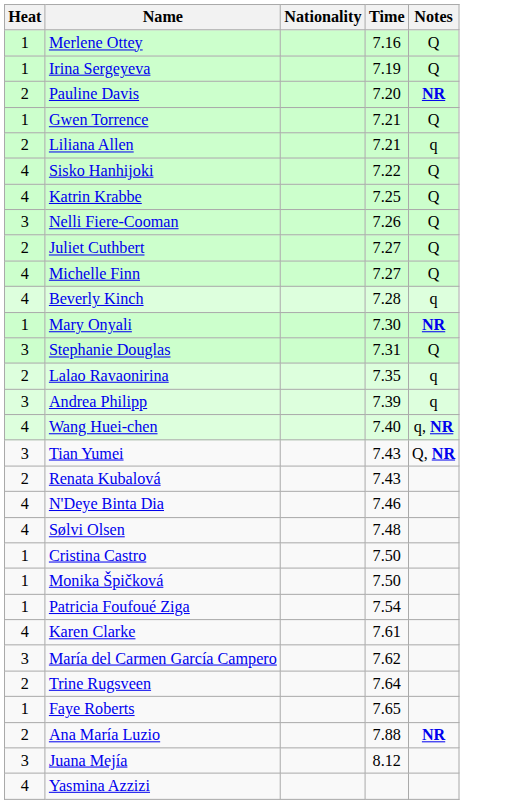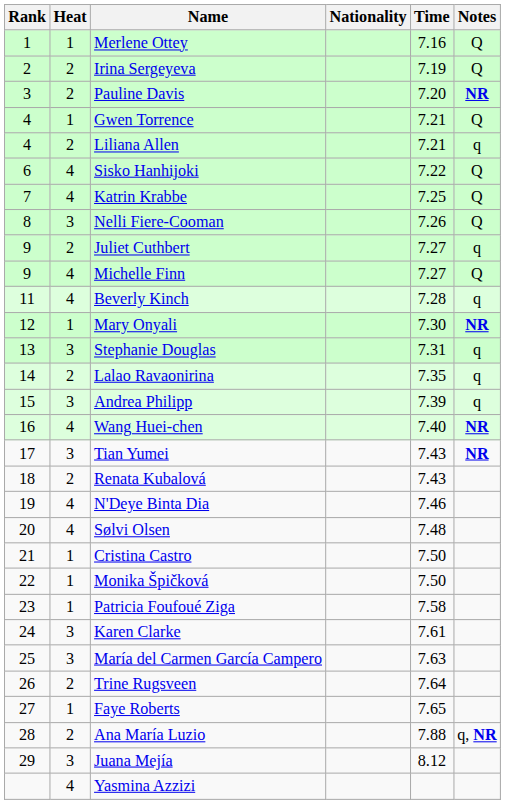+ column: (27, 17)
(25, 68) 1 -> (70, 68) 2
(434, 247) Q -> (477, 247) q
(434, 350) Q -> (477, 350) q
(434, 427) q, NR -> (477, 427) NR
(434, 453) Q, NR -> (477, 453) NR
(387, 606) 7.54 -> (432, 606) 7.58
(25, 632) 4 -> (70, 632) 3
(387, 658) 7.62 -> (432, 658) 7.63
(434, 734) NR -> (477, 734) q, NR
